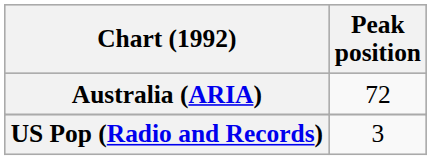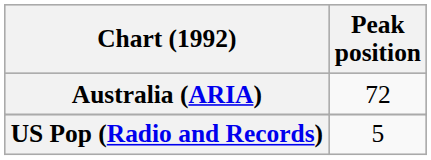(378, 133) 3 -> (378, 133) 5
